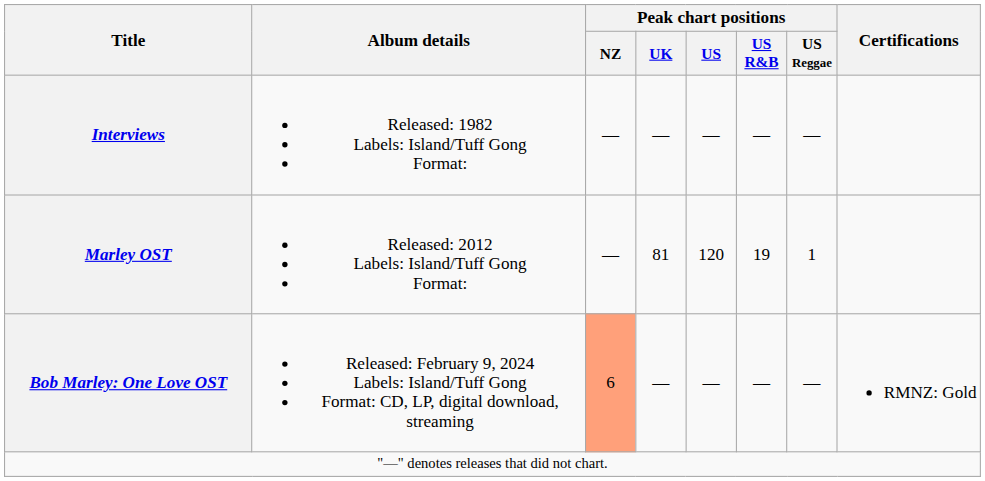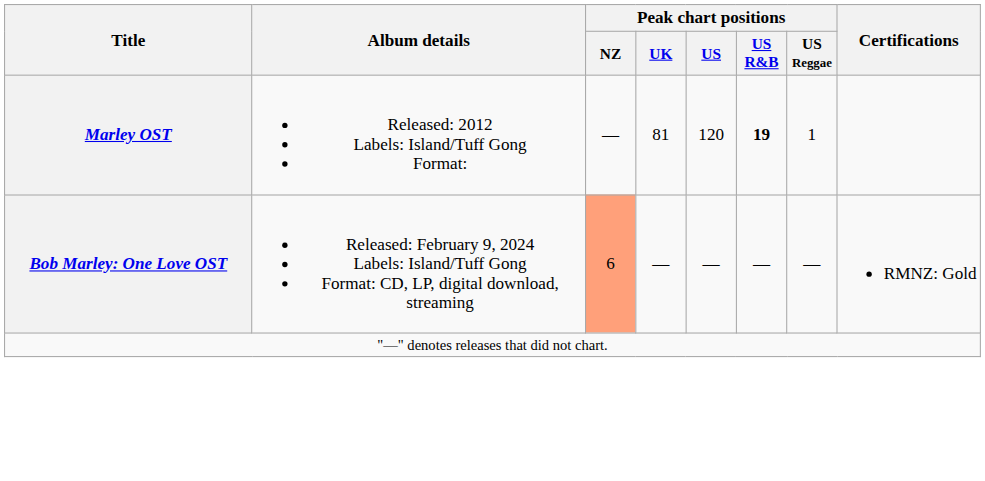- row: (128, 134)
(762, 254) normal -> (762, 134) bold
